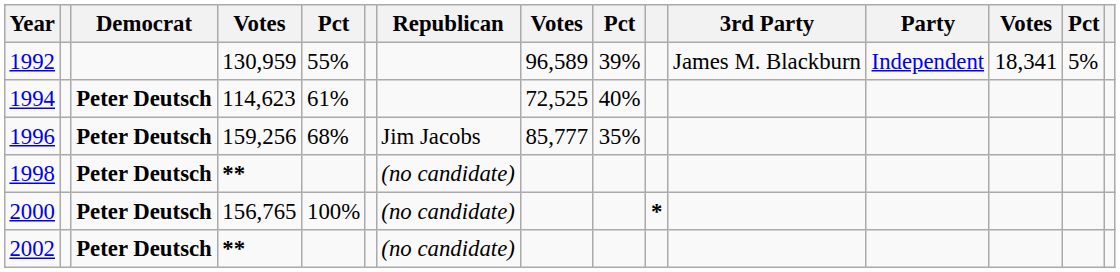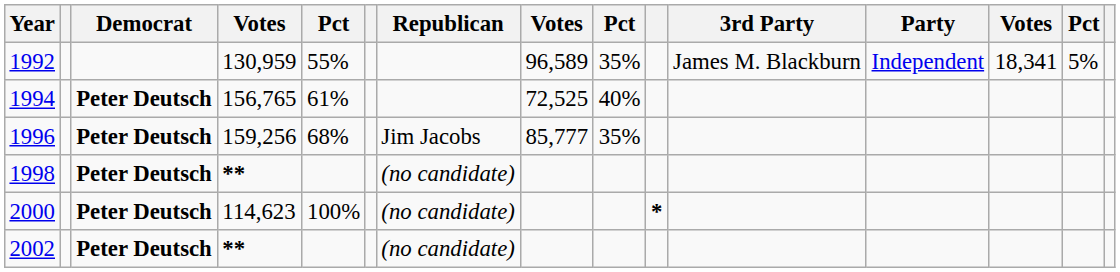(620, 60) 39% -> (620, 60) 35%
(259, 98) 114,623 -> (259, 98) 156,765
(259, 211) 156,765 -> (259, 211) 114,623
